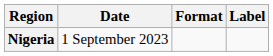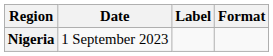columns swapped: (199, 16) <-> (247, 16)
